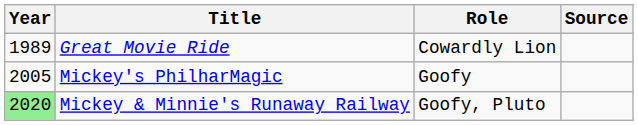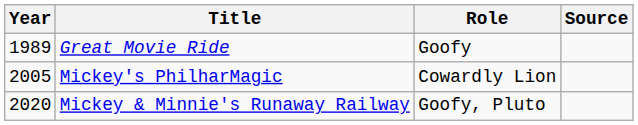(487, 48) Cowardly Lion -> (445, 48) Goofy
(445, 77) Goofy -> (487, 77) Cowardly Lion
(30, 106) lightgreen background -> (30, 106) no background
